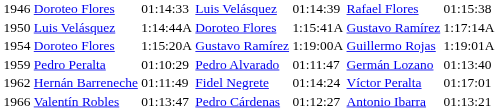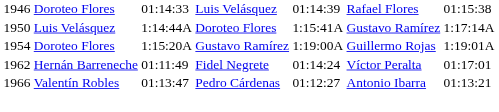- row: (70, 64)
